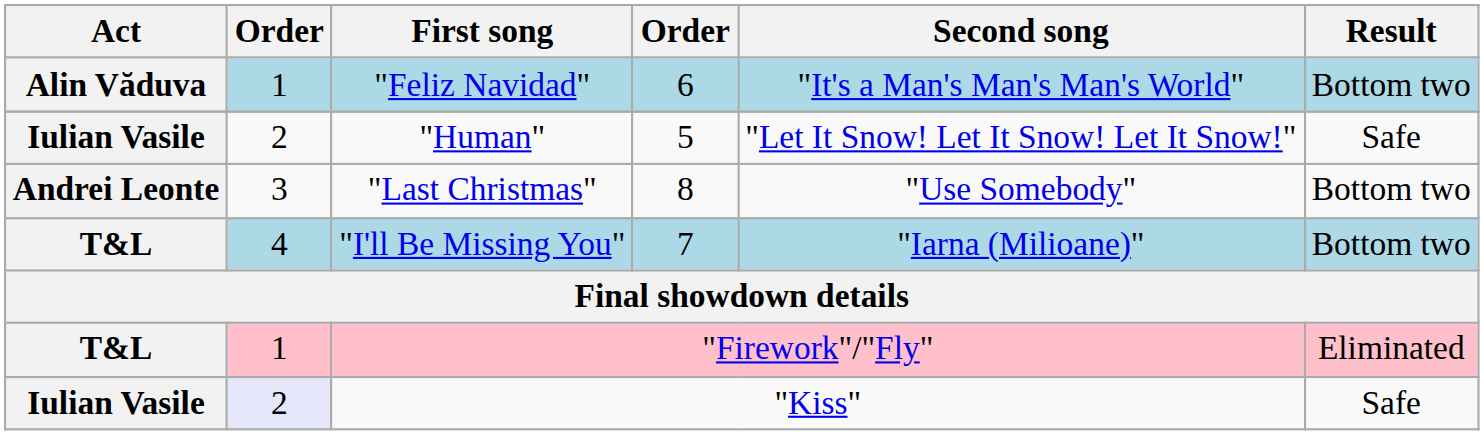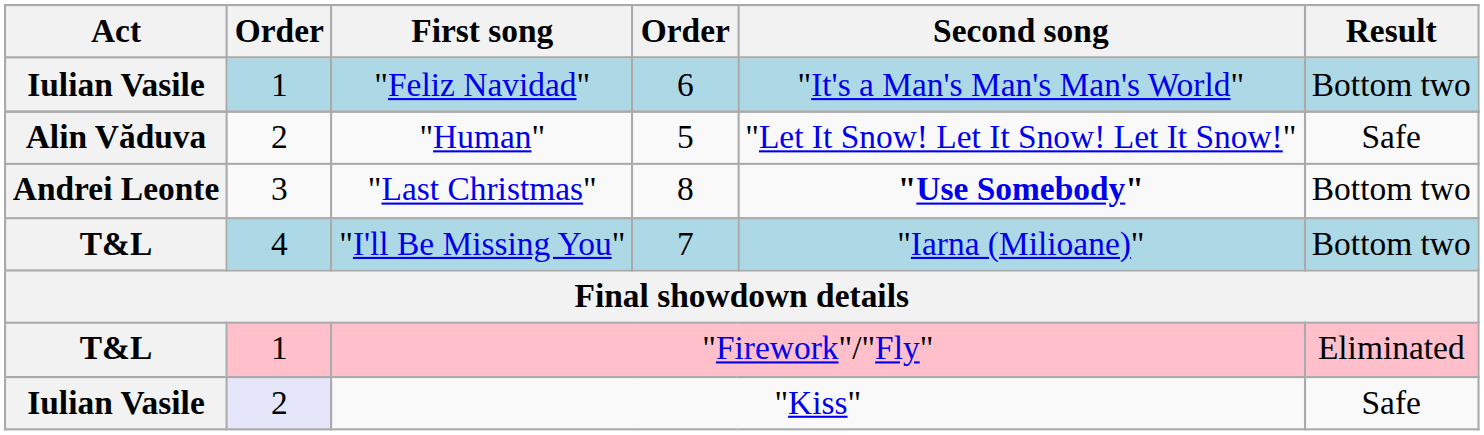(116, 84) Alin Văduva -> (116, 84) Iulian Vasile
(116, 137) Iulian Vasile -> (116, 137) Alin Văduva
(1021, 190) normal -> (1021, 190) bold
